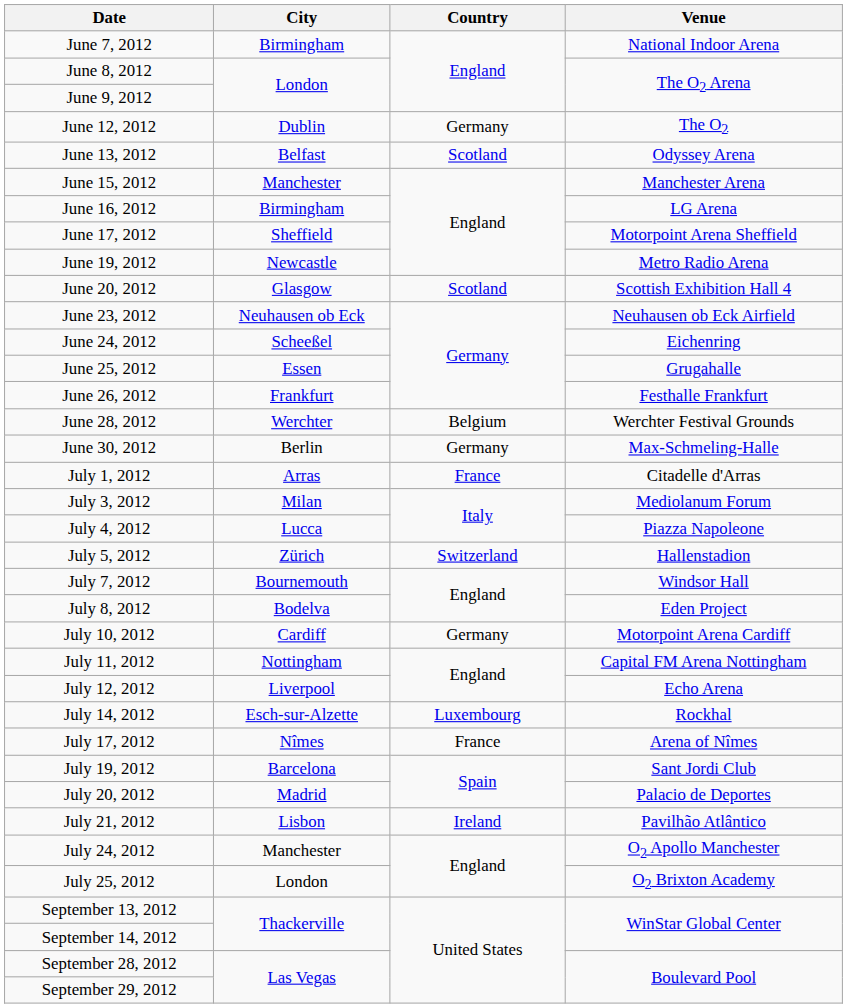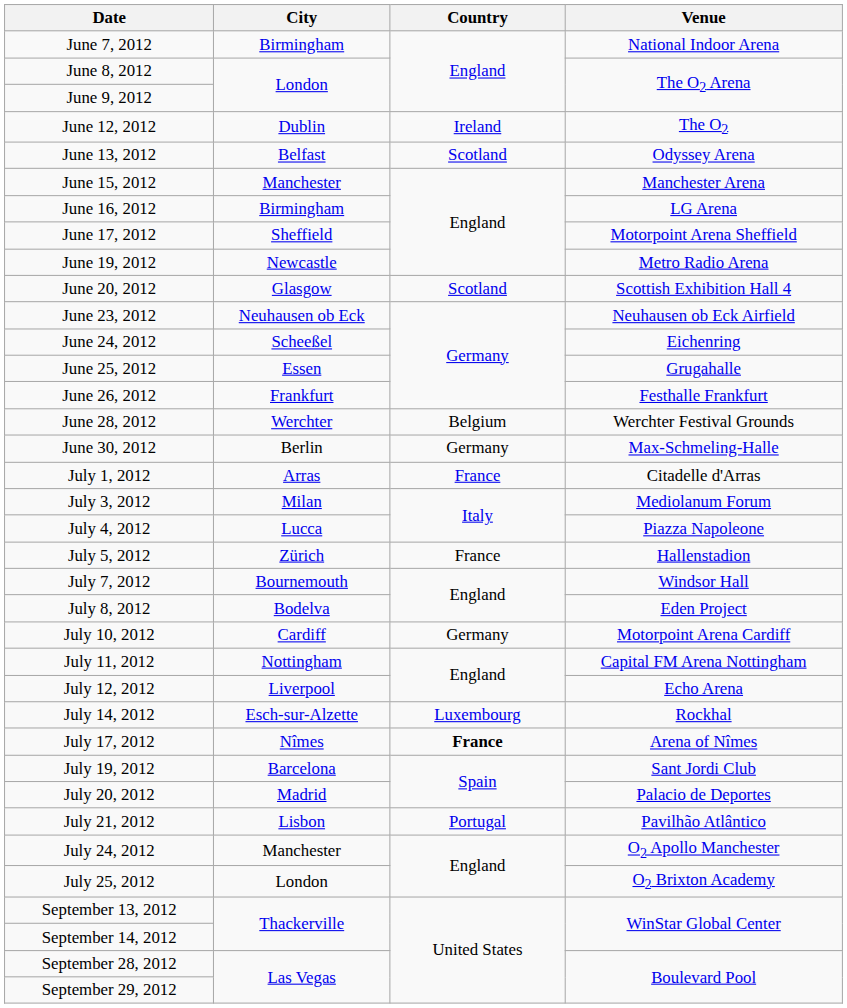(477, 126) Germany -> (477, 126) Ireland
(477, 555) Switzerland -> (477, 555) France
(477, 741) normal -> (477, 741) bold
(477, 821) Ireland -> (477, 821) Portugal
